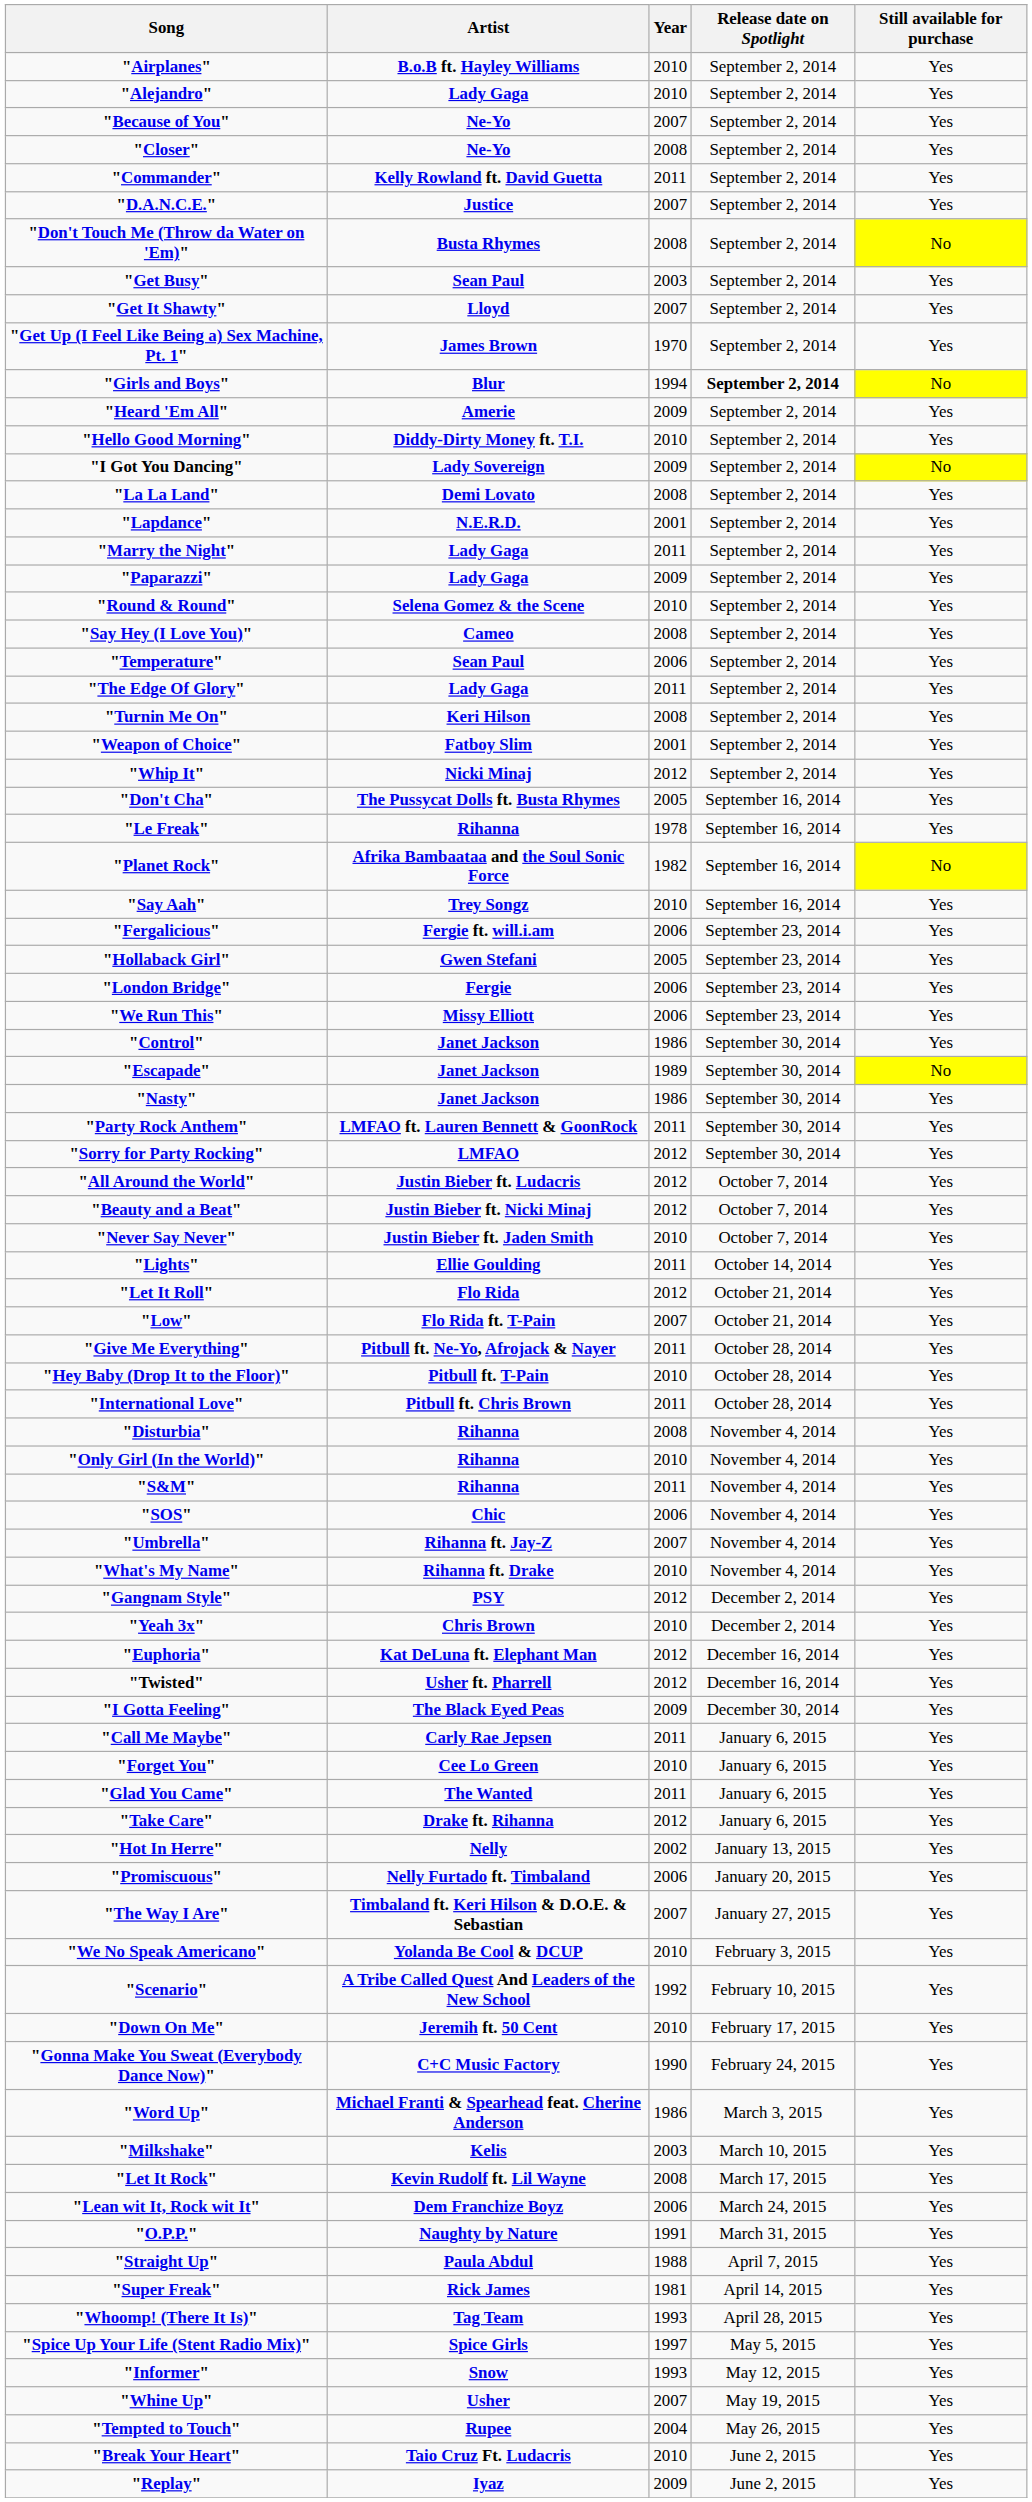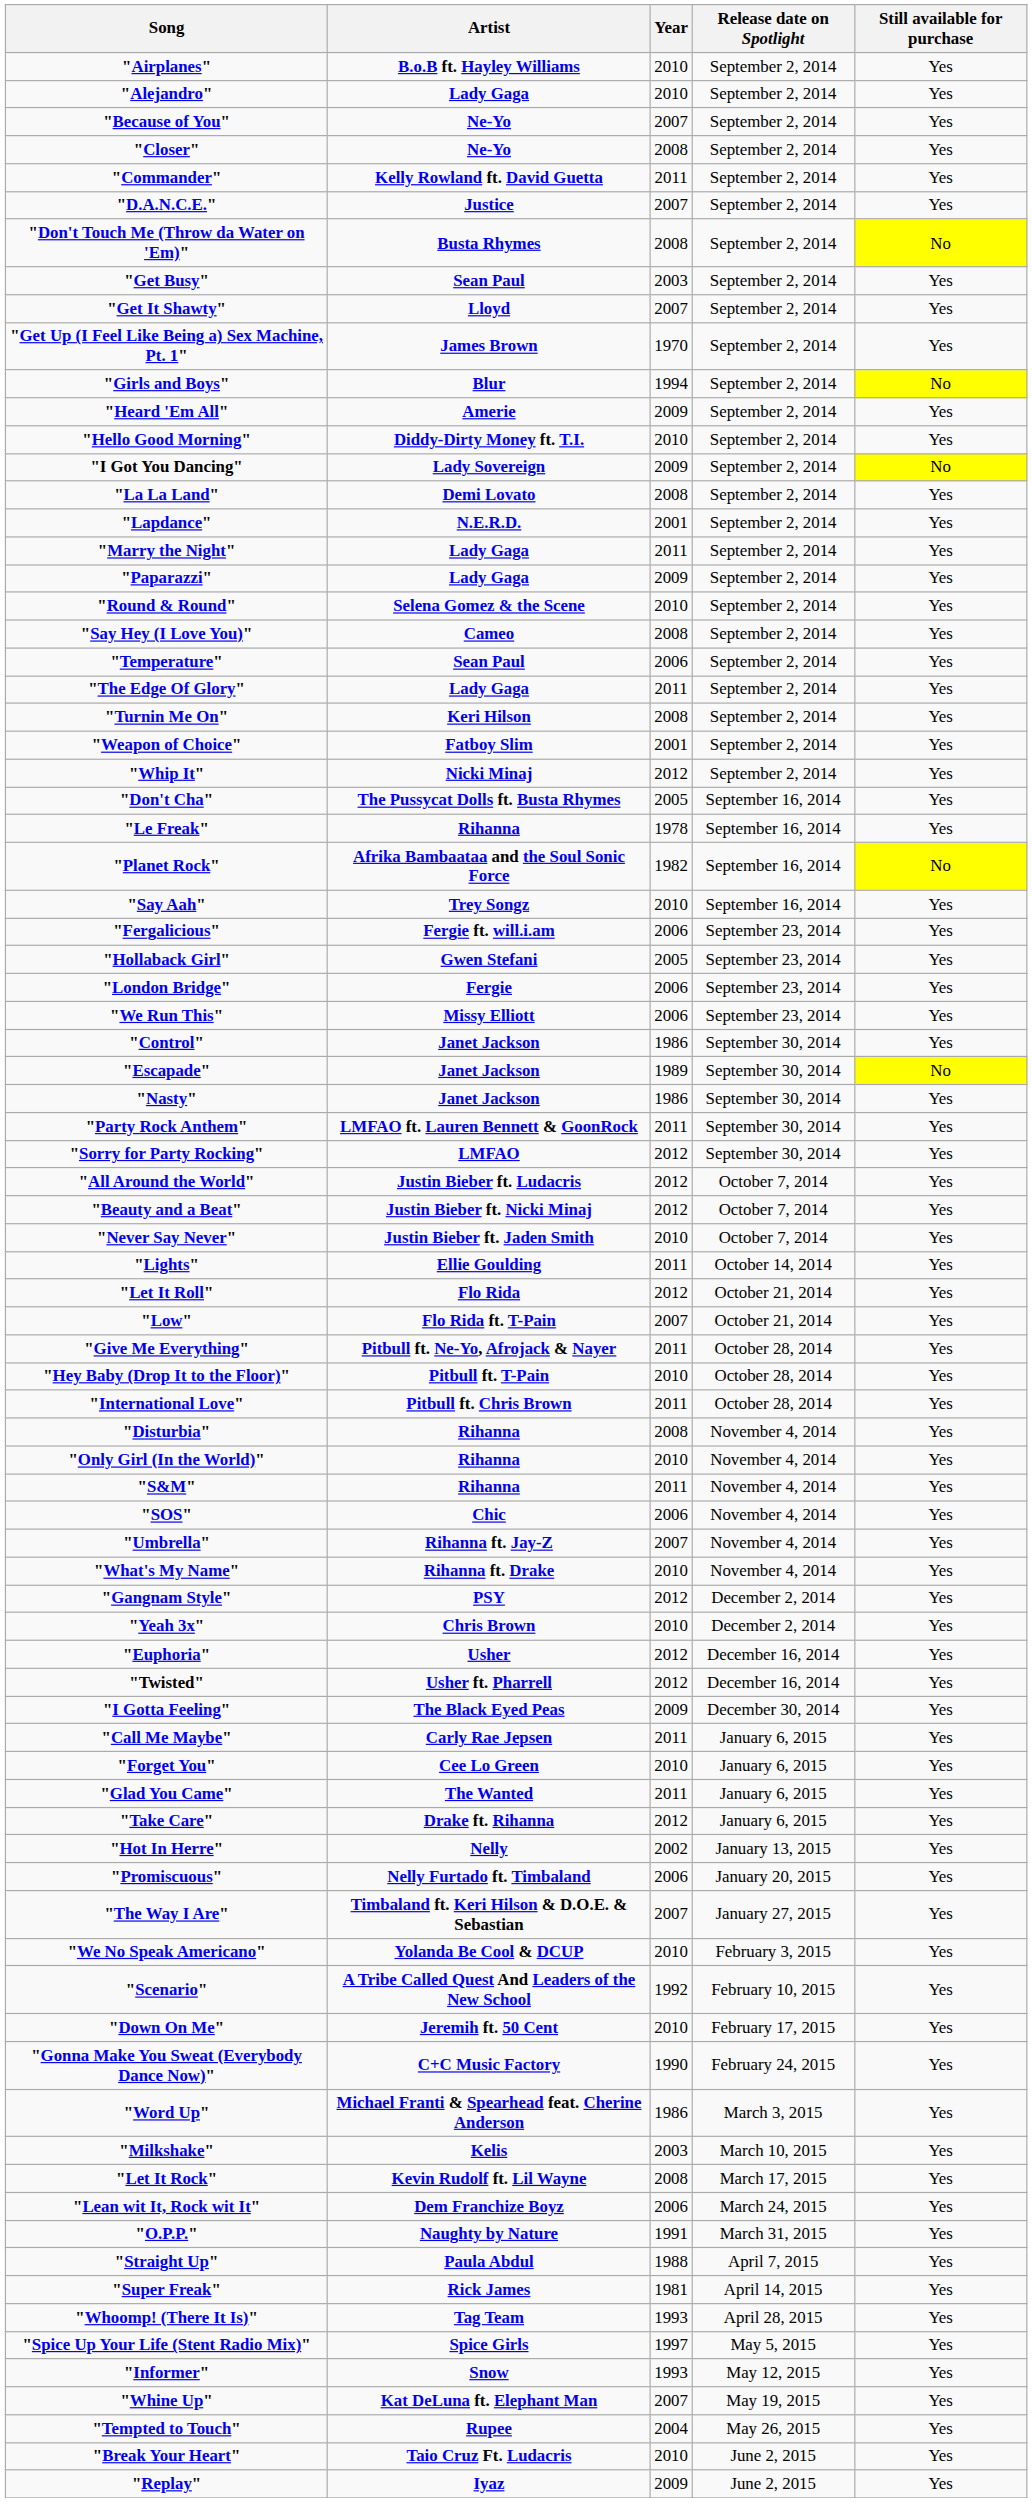(773, 383) bold -> (773, 383) normal
(488, 1654) Kat DeLuna ft. Elephant Man -> (489, 1654) Usher
(488, 2400) Usher -> (489, 2400) Kat DeLuna ft. Elephant Man
